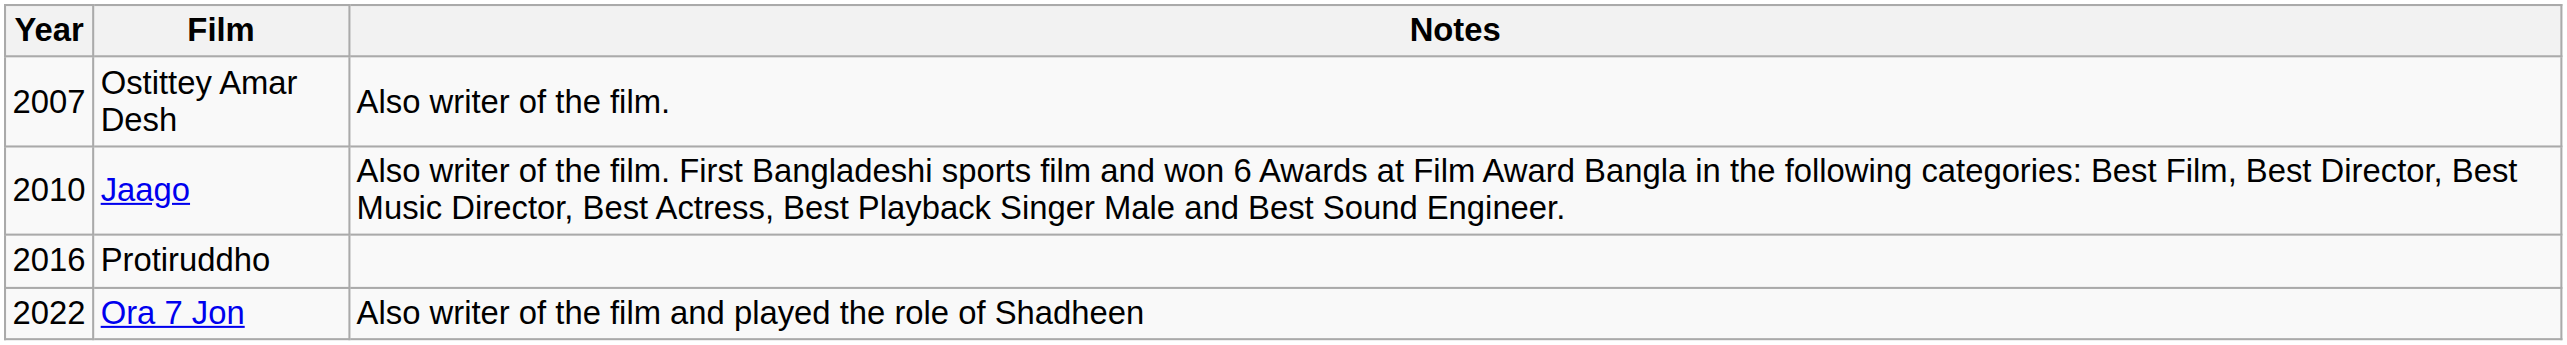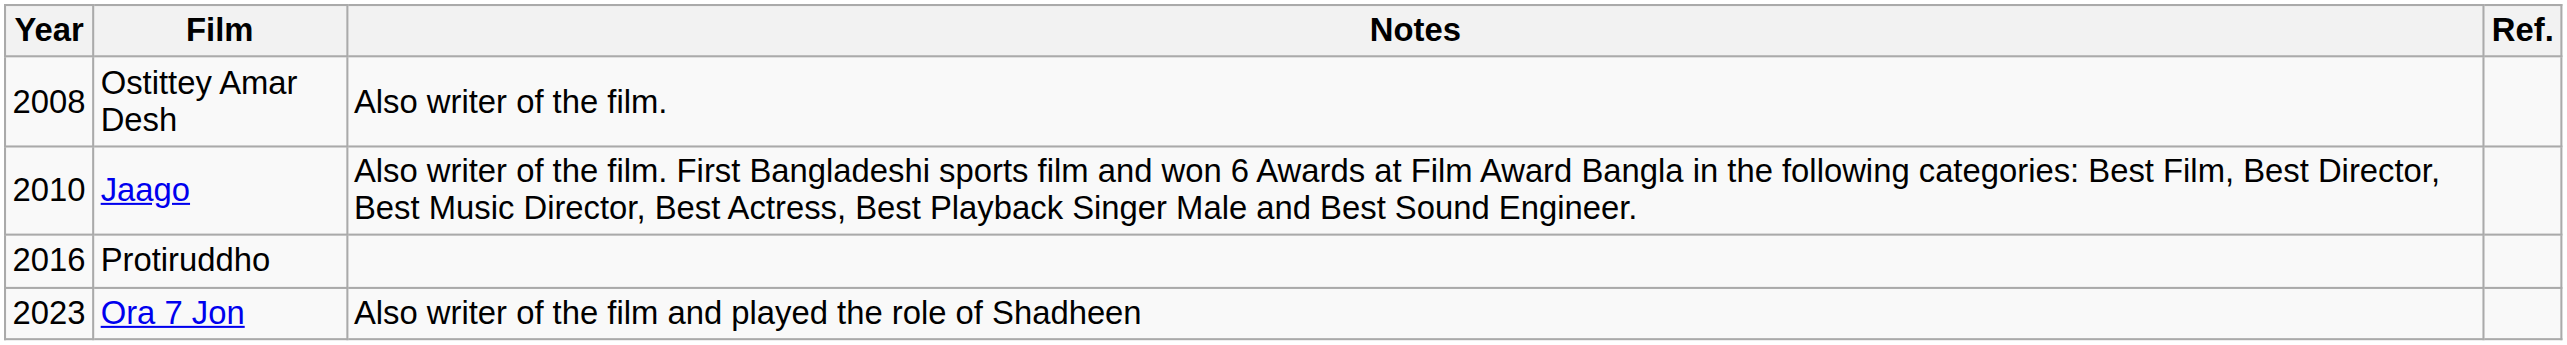+ column: (2523, 30)
(49, 100) 2007 -> (49, 100) 2008
(49, 312) 2022 -> (49, 312) 2023
